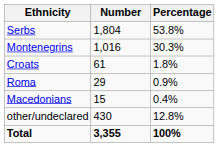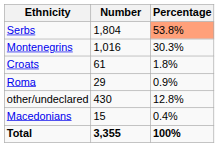(168, 30) no background -> (168, 30) lightsalmon background
rows swapped: (39, 99) <-> (48, 116)
